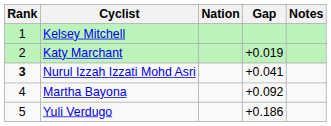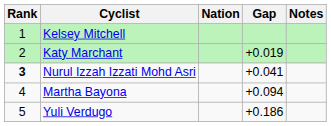(264, 92) +0.092 -> (264, 92) +0.094
